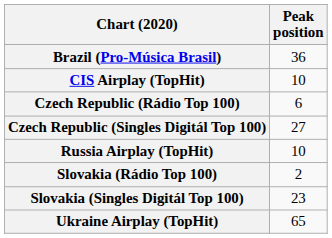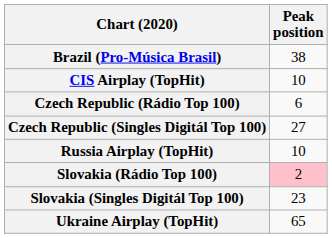(298, 56) 36 -> (298, 56) 38
(298, 174) no background -> (298, 174) pink background
